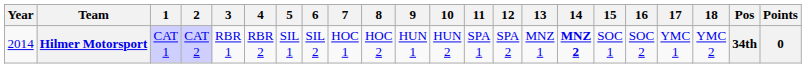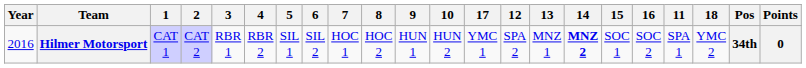columns swapped: (479, 14) <-> (675, 14)
(21, 44) 2014 -> (21, 44) 2016
